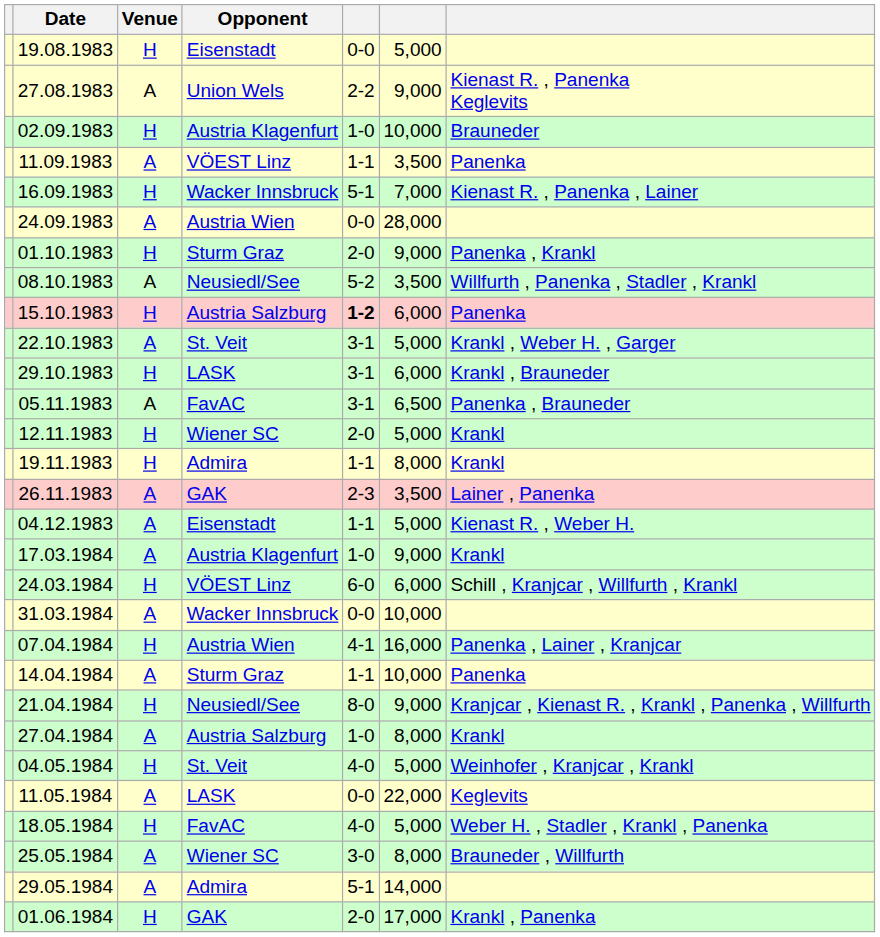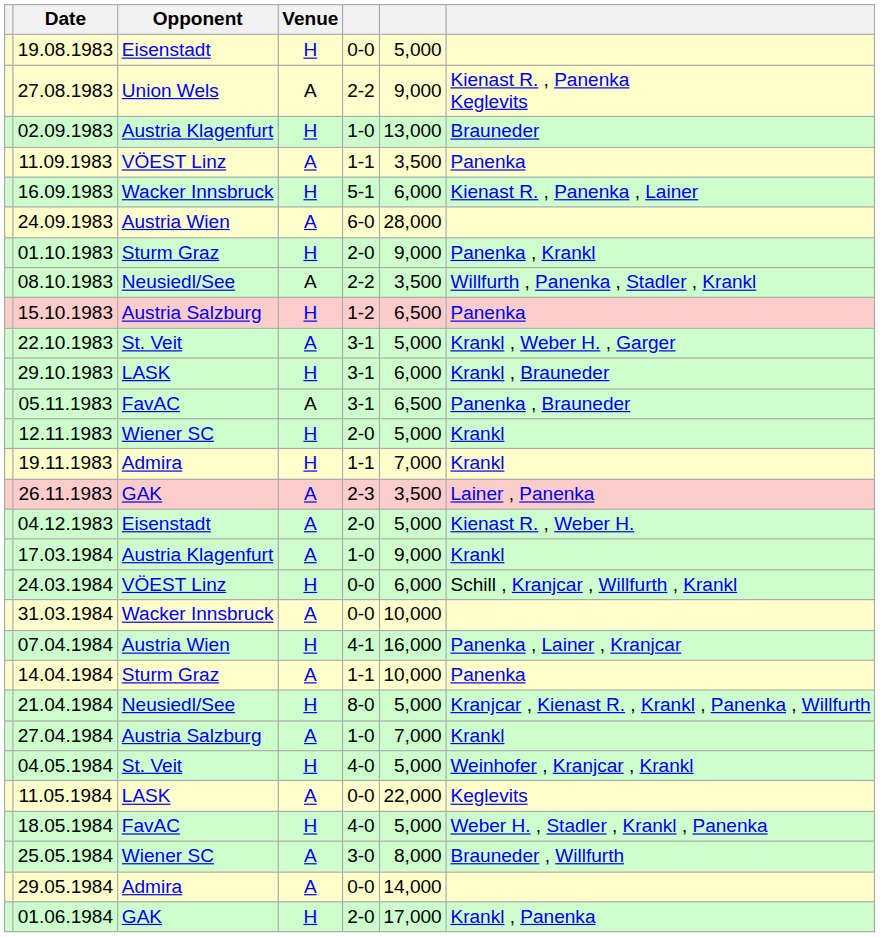columns swapped: (150, 19) <-> (263, 19)
(413, 131) 10,000 -> (413, 131) 13,000
(418, 191) 7,000 -> (418, 191) 6,000
(361, 222) 0-0 -> (361, 222) 6-0
(361, 282) 5-2 -> (361, 282) 2-2
(361, 312) bold -> (361, 312) normal
(418, 312) 6,000 -> (418, 312) 6,500
(418, 463) 8,000 -> (418, 463) 7,000
(361, 524) 1-1 -> (361, 524) 2-0
(361, 584) 6-0 -> (361, 584) 0-0
(418, 705) 9,000 -> (418, 705) 5,000
(418, 735) 8,000 -> (418, 735) 7,000
(361, 886) 5-1 -> (361, 886) 0-0
